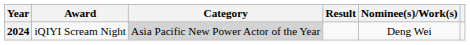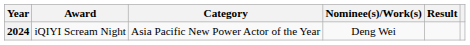columns swapped: (409, 13) <-> (341, 13)
(226, 31) lightgrey background -> (226, 31) no background
